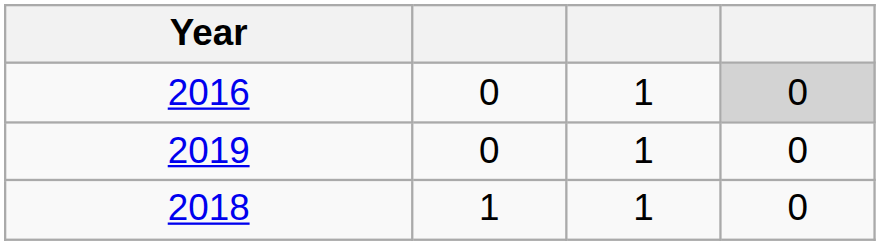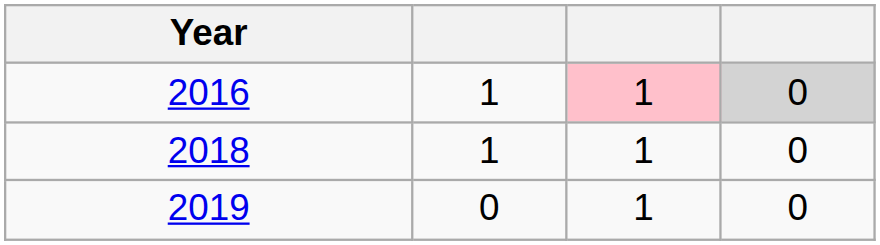(489, 92) 0 -> (489, 92) 1
(644, 92) no background -> (644, 92) pink background
rows swapped: (209, 208) <-> (209, 150)
